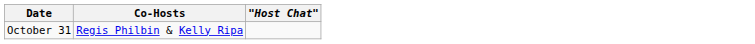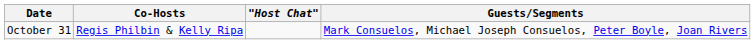+ column: (536, 13)
